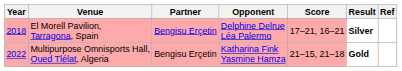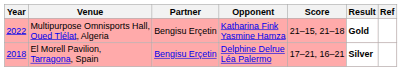rows swapped: (66, 31) <-> (90, 55)
